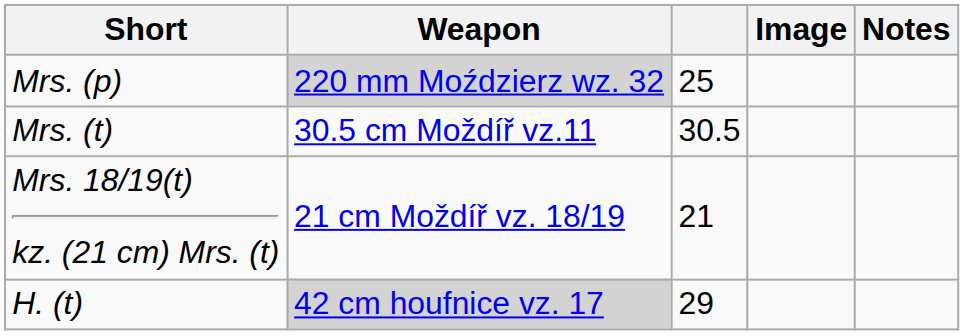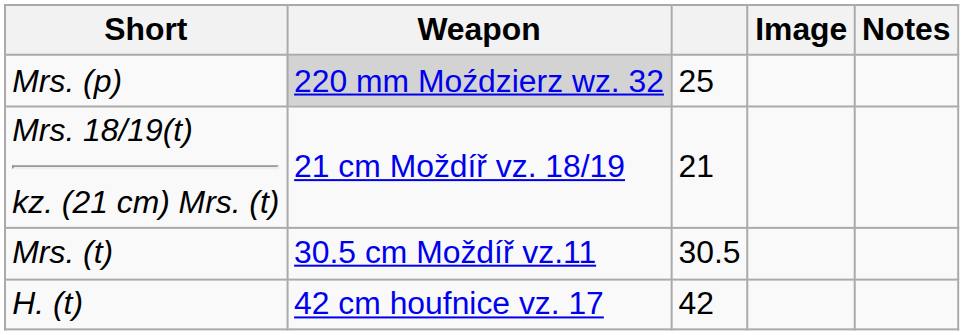rows swapped: (146, 217) <-> (63, 130)
(449, 303) lightgrey background -> (449, 303) no background
(696, 303) 29 -> (696, 303) 42
